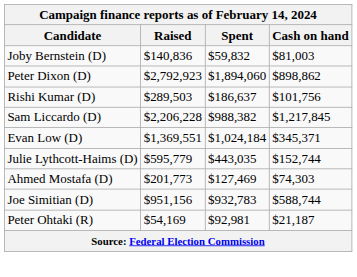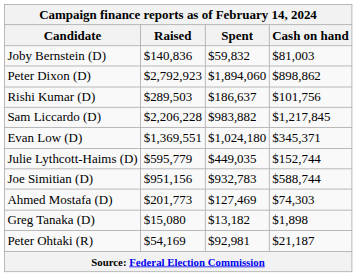(232, 117) $988,382 -> (232, 117) $983,882
(237, 138) $1,024,184 -> (237, 138) $1,024,180
(232, 158) $443,035 -> (232, 158) $449,035
rows swapped: (60, 179) <-> (50, 199)
+ row: (51, 220)
